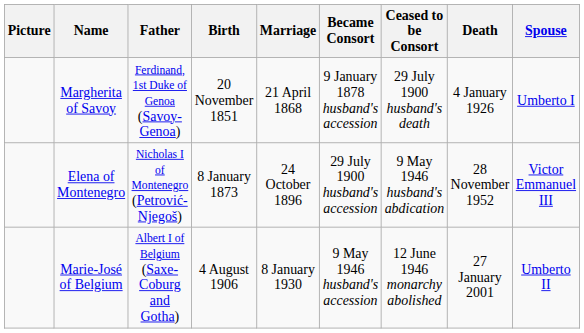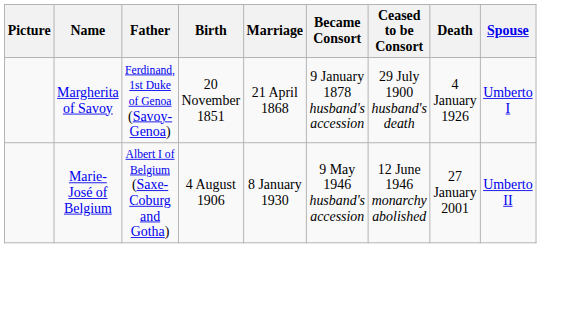- row: (91, 184)
